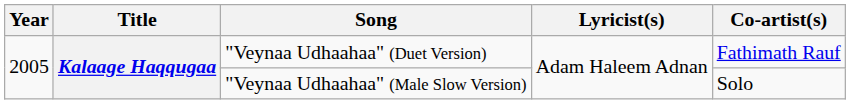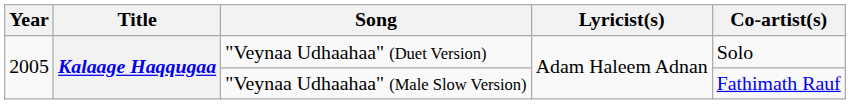(779, 51) Fathimath Rauf -> (735, 51) Solo
(735, 83) Solo -> (779, 83) Fathimath Rauf
